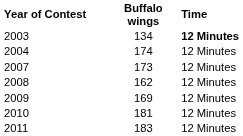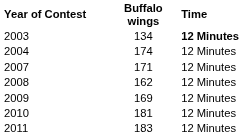(143, 67) 173 -> (143, 67) 171
